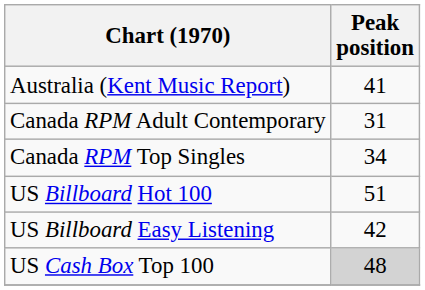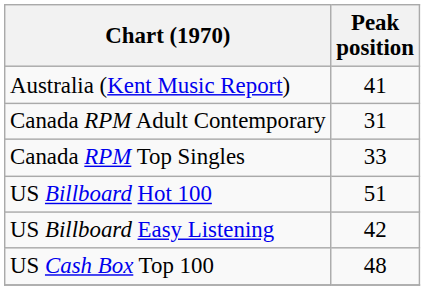(375, 157) 34 -> (375, 157) 33
(375, 266) lightgrey background -> (375, 266) no background
